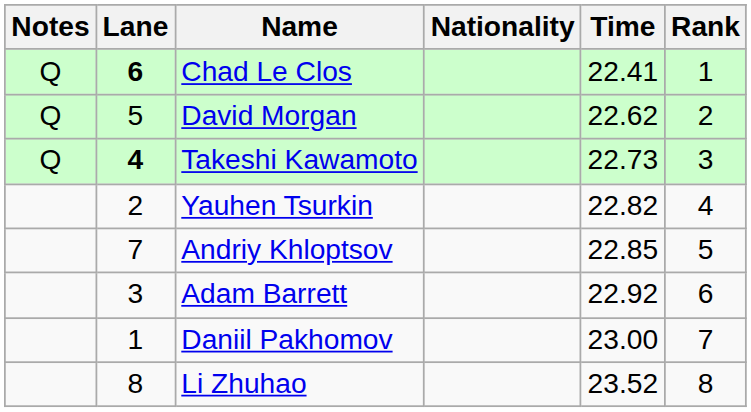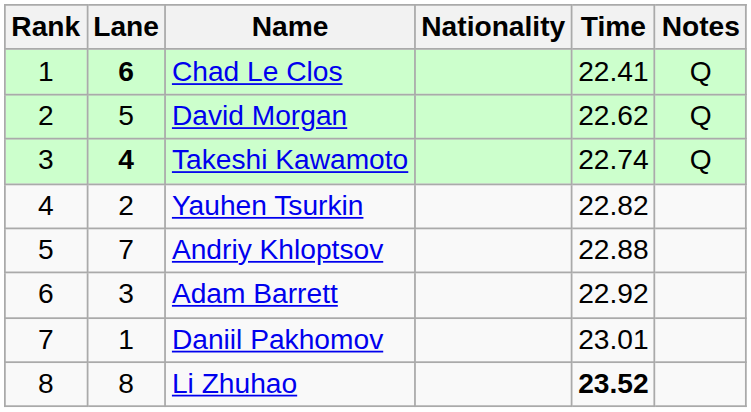columns swapped: (705, 26) <-> (50, 26)
(623, 160) 22.73 -> (613, 160) 22.74
(623, 250) 22.85 -> (613, 250) 22.88
(623, 339) 23.00 -> (613, 339) 23.01
(623, 384) normal -> (613, 384) bold
